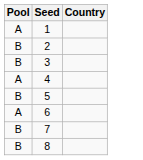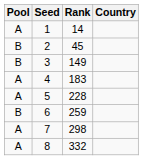+ column: (78, 12)
(18, 96) B -> (18, 96) A
(18, 113) A -> (18, 113) B
(18, 130) B -> (18, 130) A
(18, 146) B -> (18, 146) A
